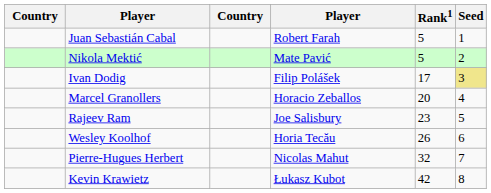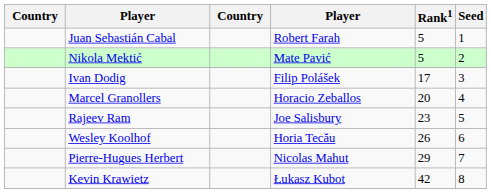(461, 78) khaki background -> (461, 78) no background
(424, 158) 32 -> (424, 158) 29
